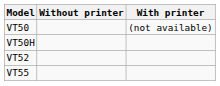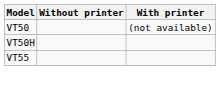- row: (18, 58)
